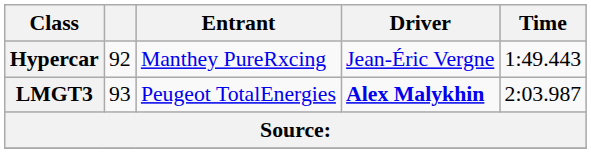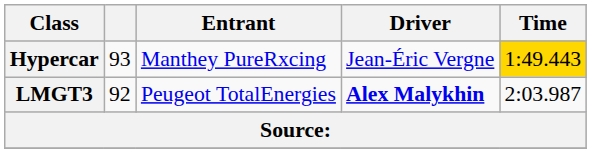(120, 58) 92 -> (120, 58) 93
(543, 58) no background -> (543, 58) gold background
(120, 94) 93 -> (120, 94) 92
